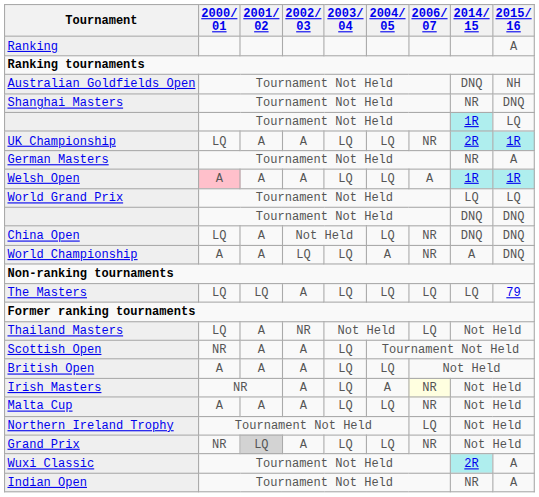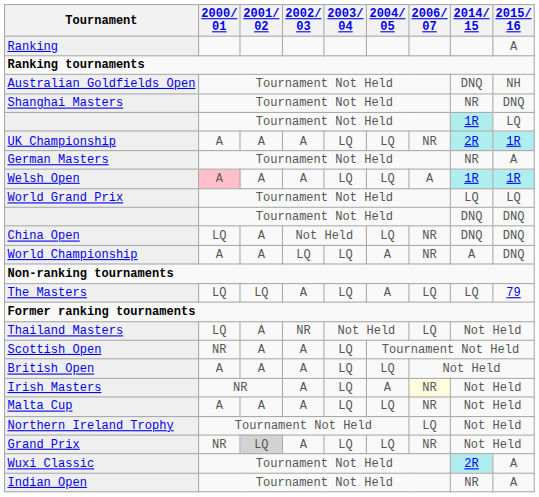(219, 141) LQ -> (219, 141) A
(387, 293) LQ -> (387, 293) A
